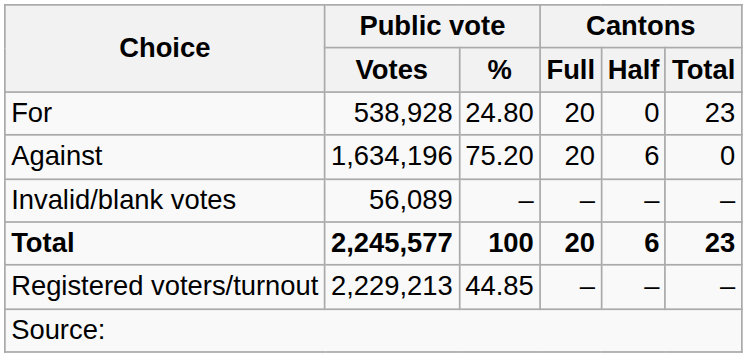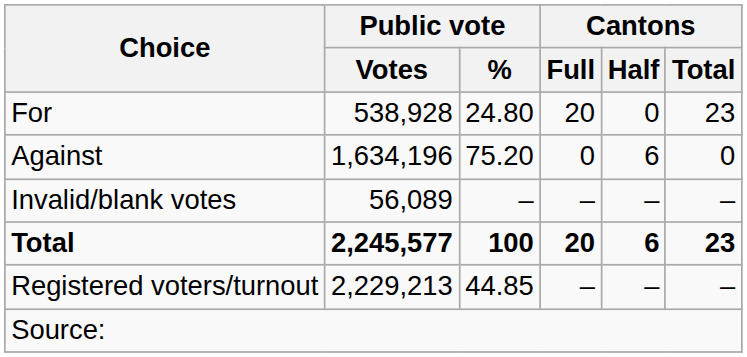(580, 156) 20 -> (587, 156) 0
